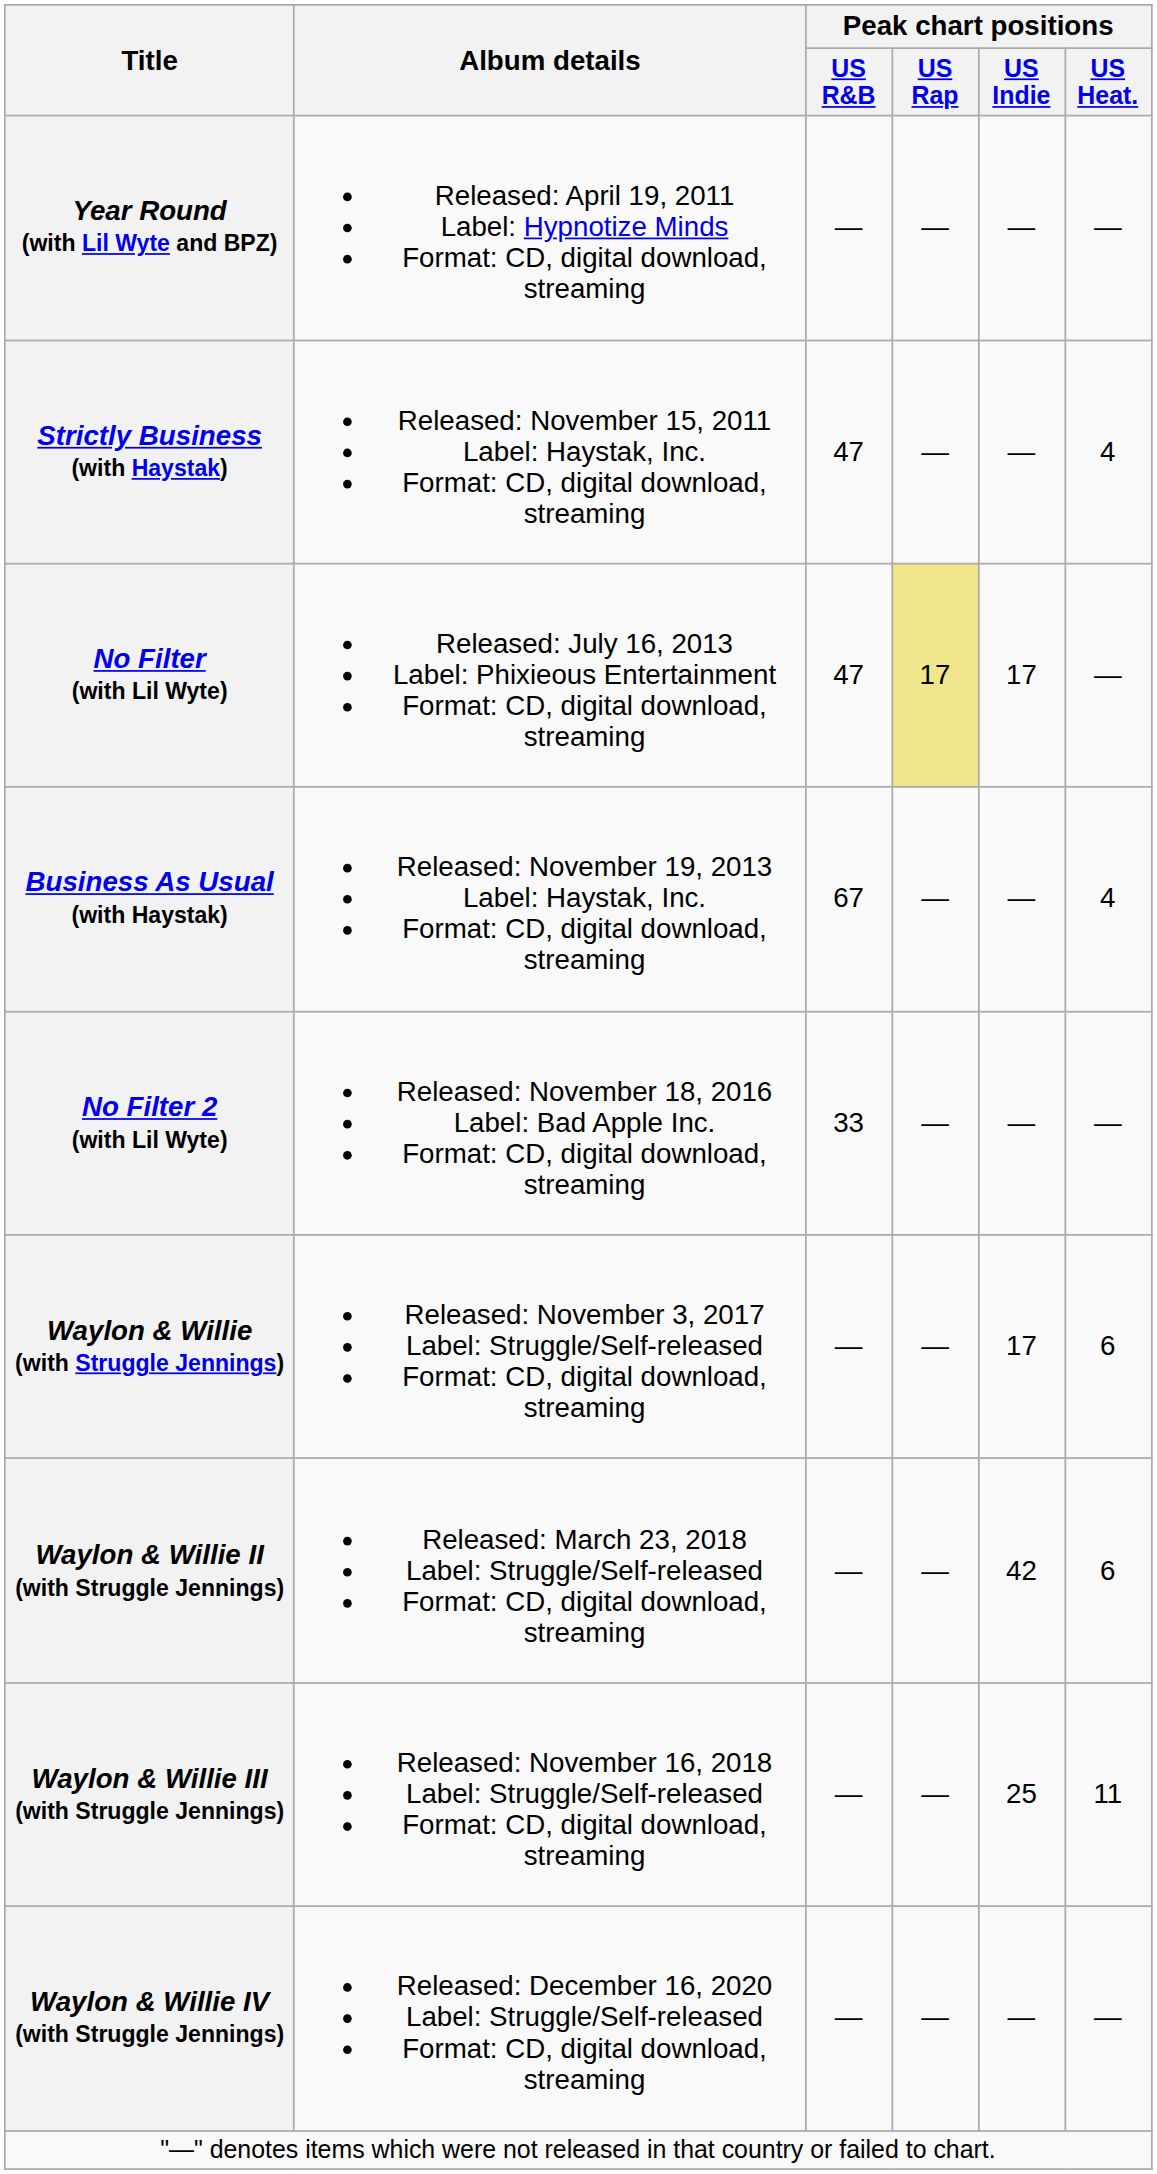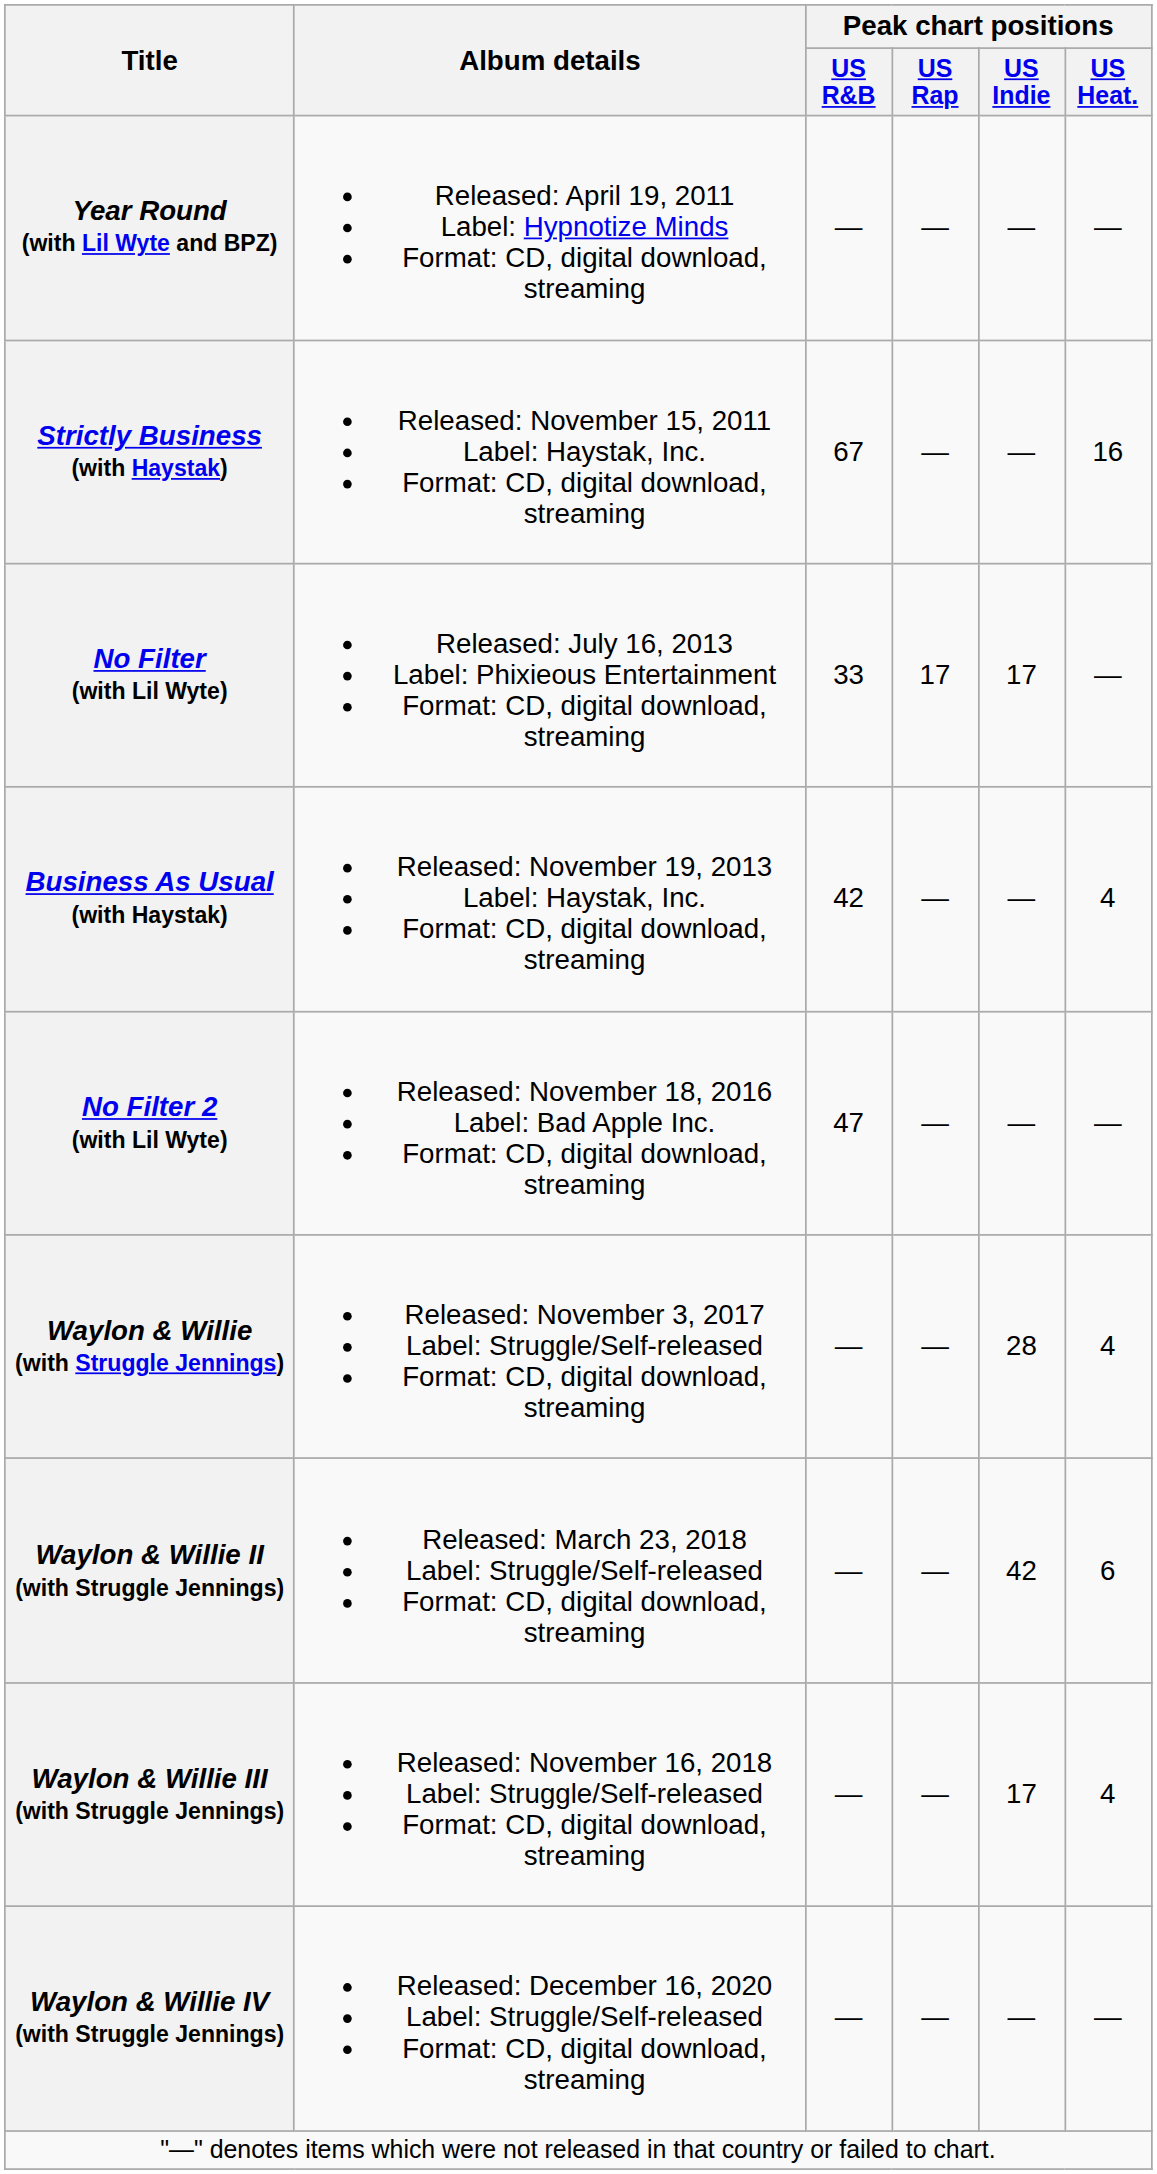(849, 451) 47 -> (849, 451) 67
(1108, 451) 4 -> (1108, 451) 16
(849, 674) 47 -> (849, 674) 33
(935, 674) khaki background -> (935, 674) no background
(849, 898) 67 -> (849, 898) 42
(849, 1122) 33 -> (849, 1122) 47
(1021, 1346) 17 -> (1021, 1346) 28
(1108, 1346) 6 -> (1108, 1346) 4
(1021, 1794) 25 -> (1021, 1794) 17
(1108, 1794) 11 -> (1108, 1794) 4
